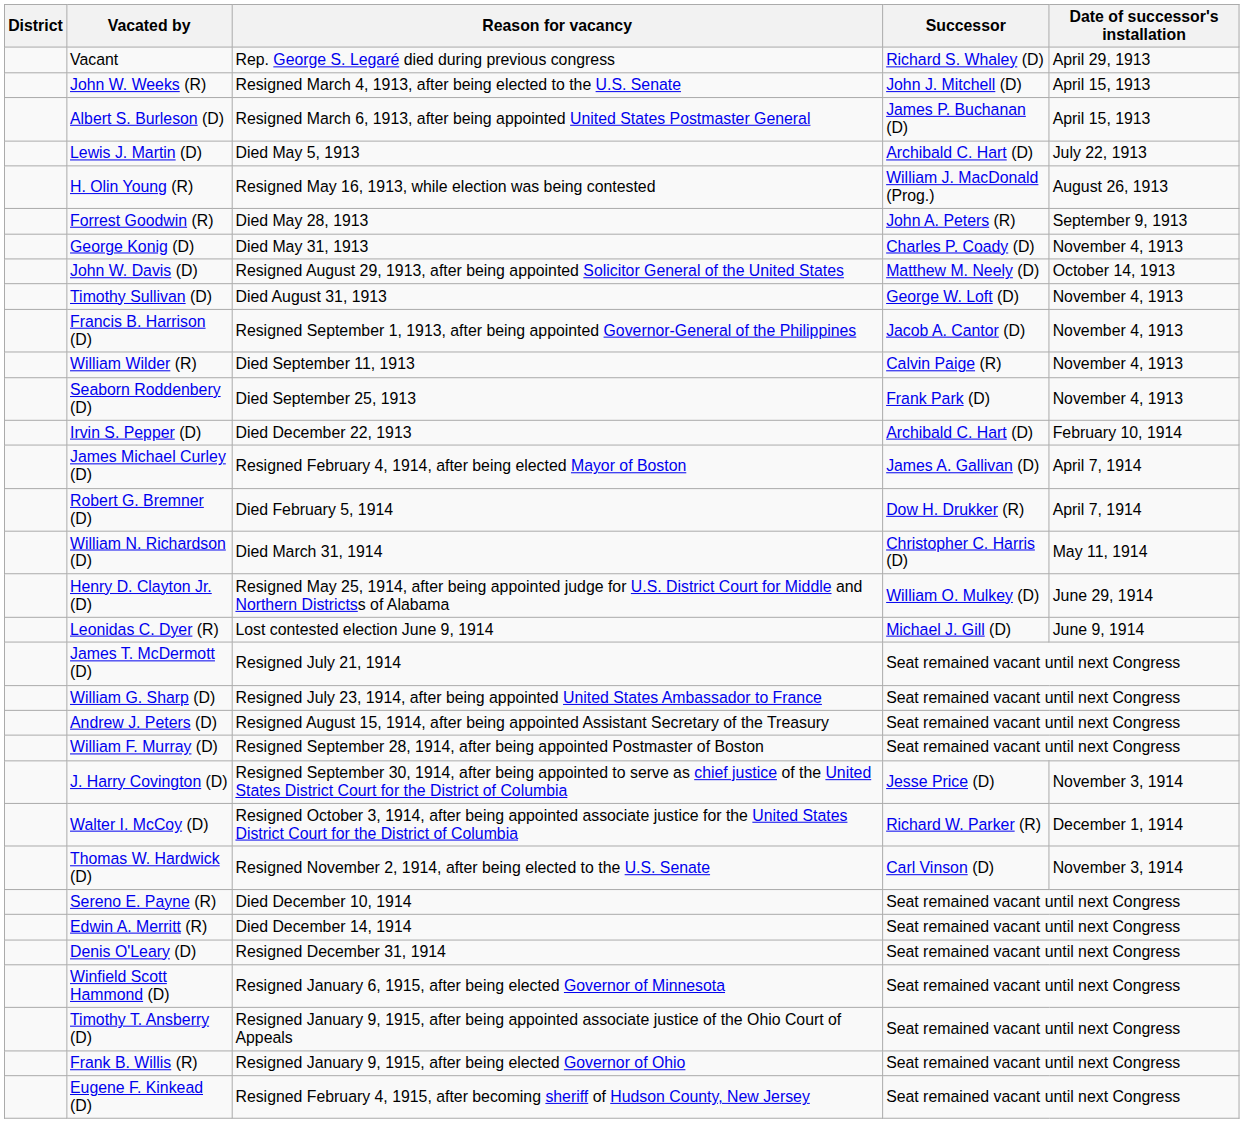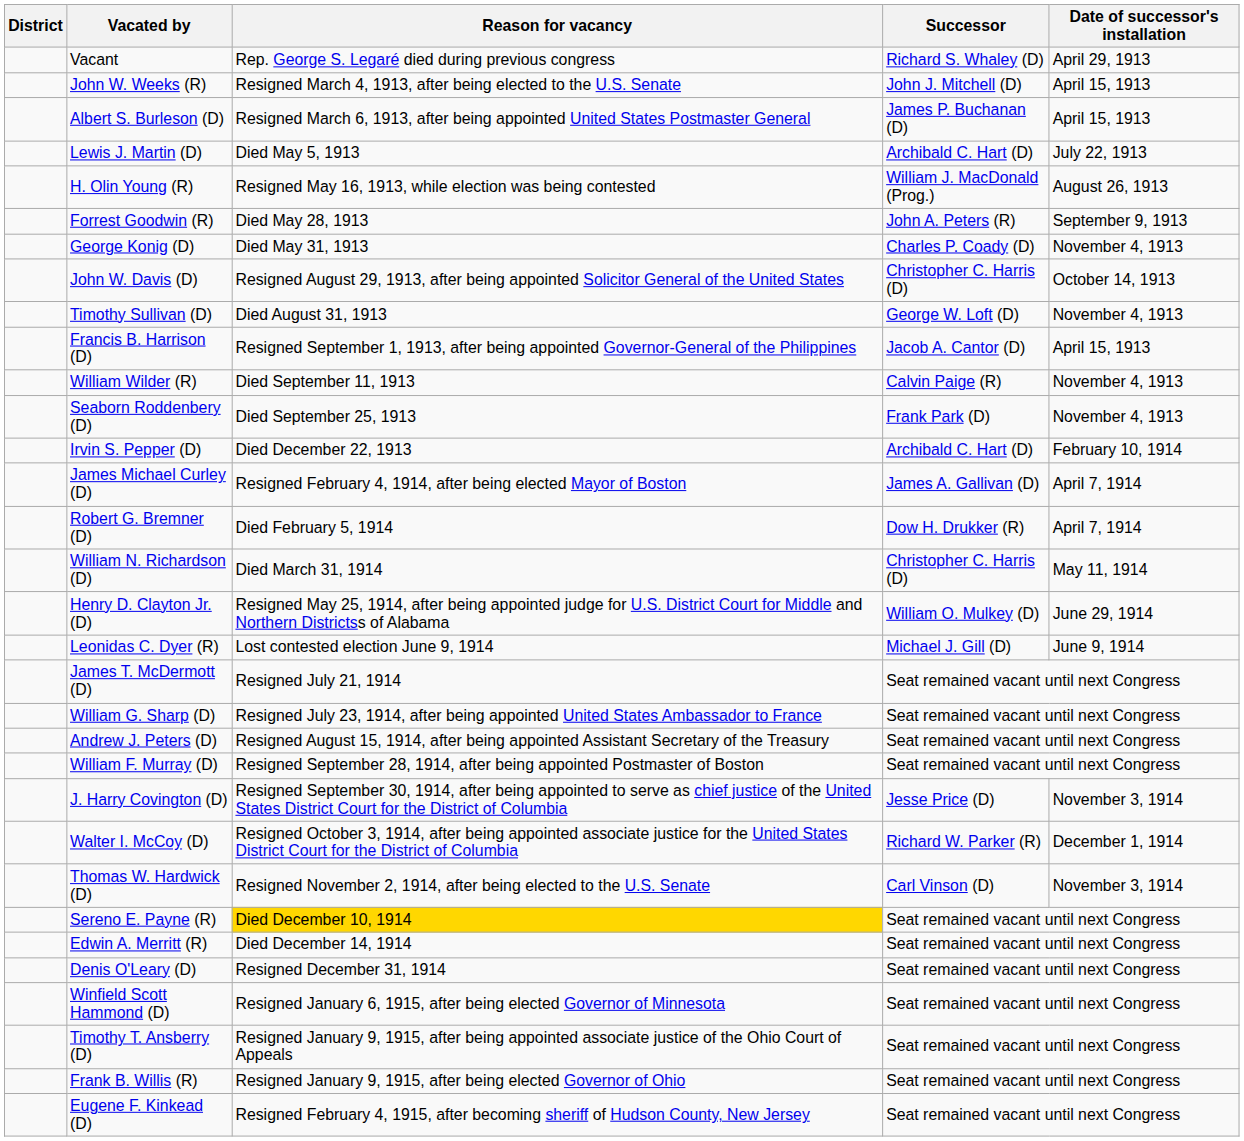(963, 271) Matthew M. Neely (D) -> (961, 280) Christopher C. Harris (D)
(1118, 330) November 4, 1913 -> (1102, 348) April 15, 1913
(323, 901) no background -> (323, 919) gold background
